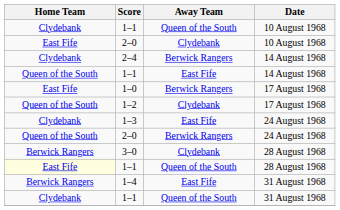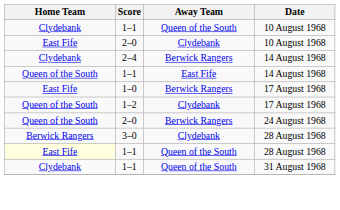- row: (129, 120)
- row: (129, 182)
